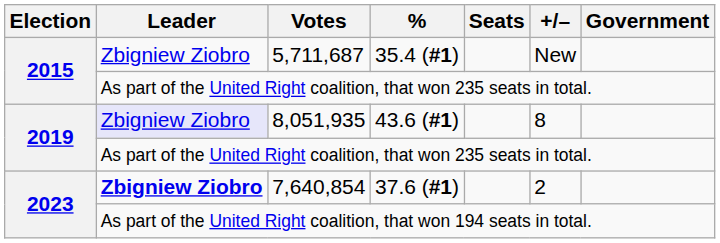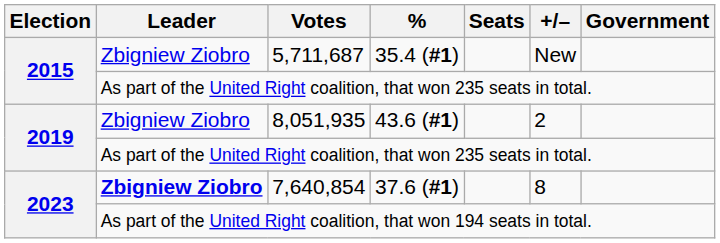(175, 120) lavender background -> (175, 120) no background
(540, 120) 8 -> (540, 120) 2
(540, 187) 2 -> (540, 187) 8
